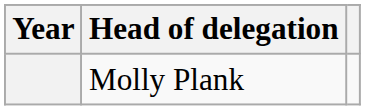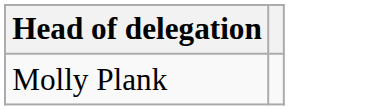- column: (43, 29)
